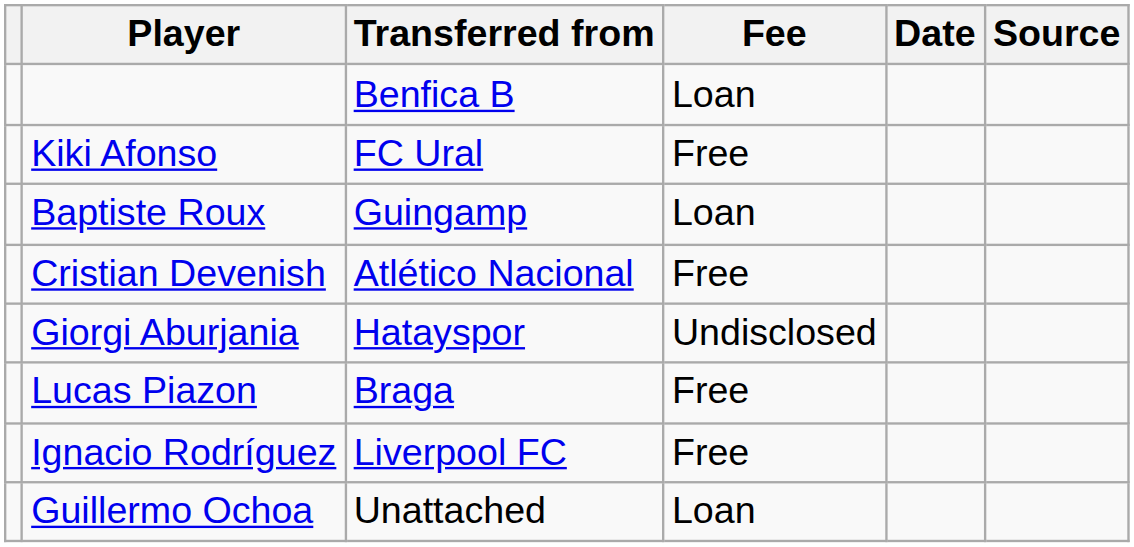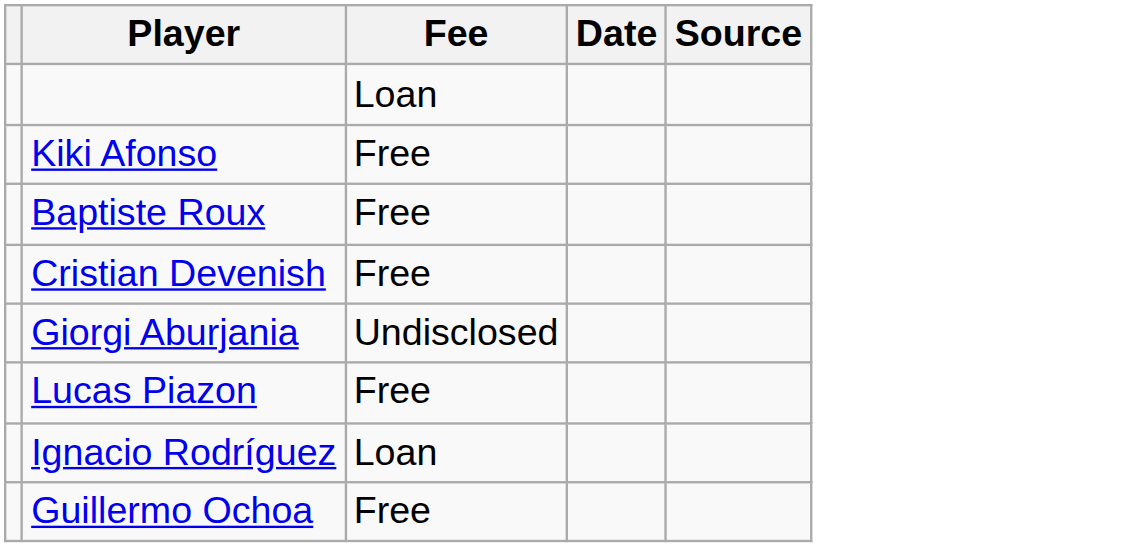- column: (504, 34)
(714, 213) Loan -> (392, 213) Free
(711, 451) Free -> (395, 451) Loan
(714, 511) Loan -> (392, 511) Free
